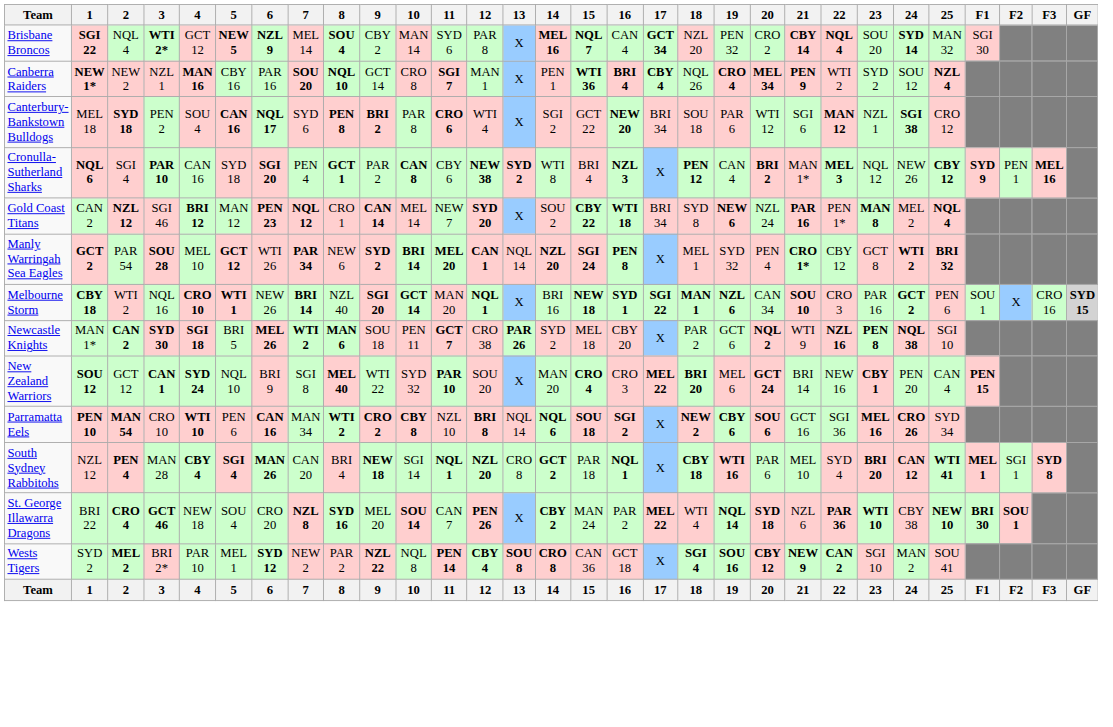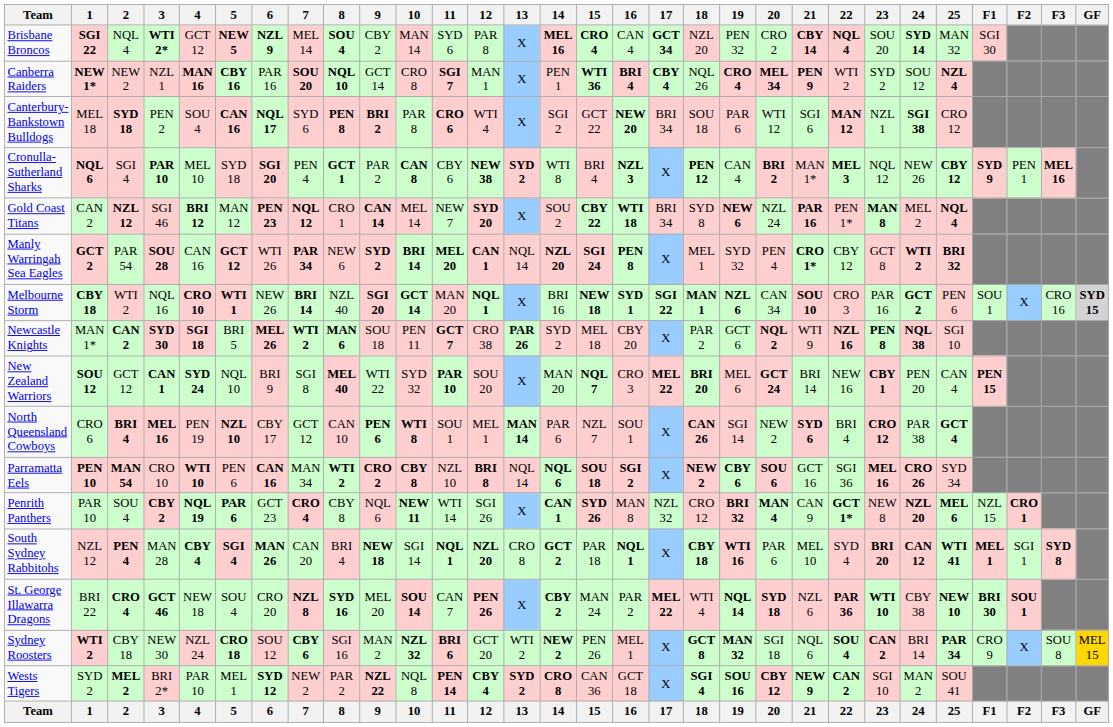(589, 42) NQL 7 -> (594, 42) CRO 4
(234, 78) normal -> (234, 78) bold
(198, 172) CAN 16 -> (198, 172) MEL 10
(198, 258) MEL 10 -> (198, 258) CAN 16
(589, 380) CRO 4 -> (594, 380) NQL 7
+ row: (37, 431)
+ row: (29, 510)
+ row: (30, 647)
(519, 561) SOU 8 -> (522, 683) SYD 2
